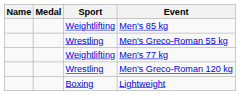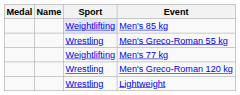columns swapped: (48, 12) <-> (19, 12)
(90, 26) no background -> (90, 26) lavender background
(79, 84) Boxing -> (84, 84) Wrestling
